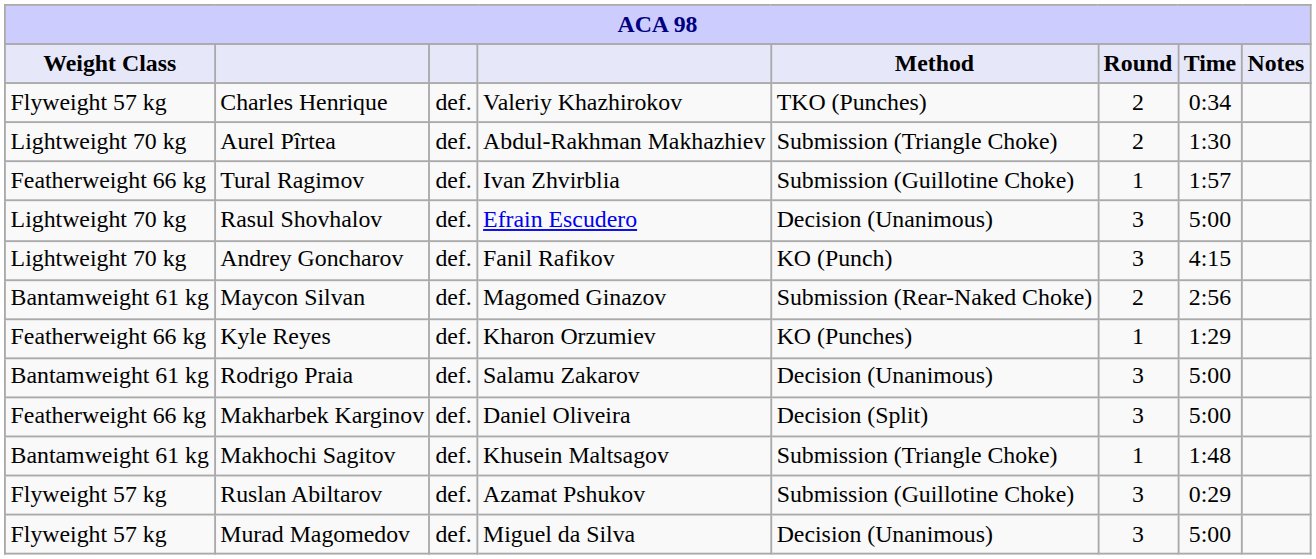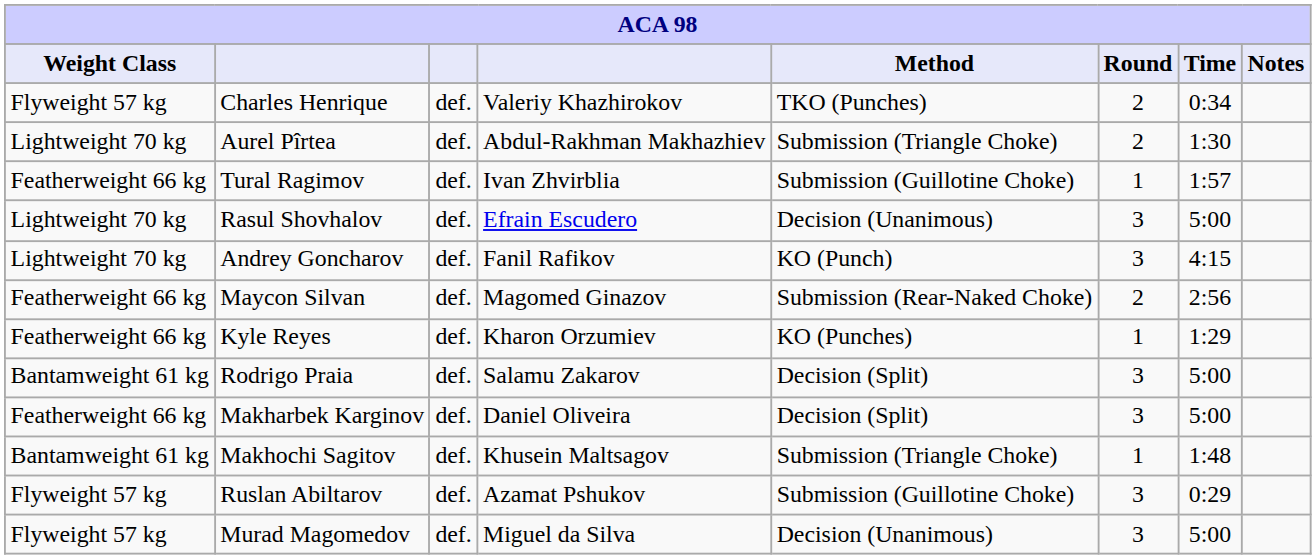(110, 298) Bantamweight 61 kg -> (108, 298) Featherweight 66 kg
(885, 377) Decision (Unanimous) -> (852, 377) Decision (Split)
